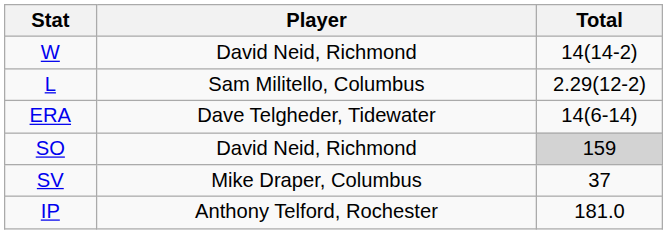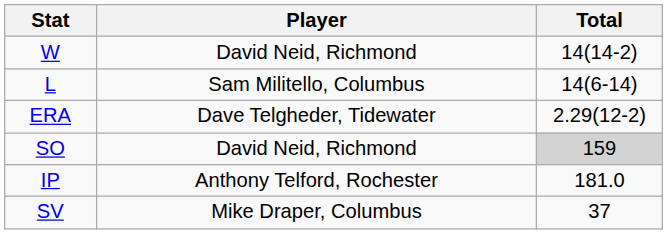(599, 84) 2.29(12-2) -> (599, 84) 14(6-14)
(599, 116) 14(6-14) -> (599, 116) 2.29(12-2)
rows swapped: (50, 212) <-> (50, 180)
